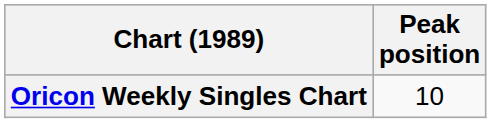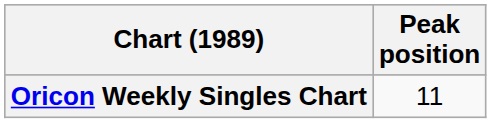(430, 95) 10 -> (430, 95) 11
